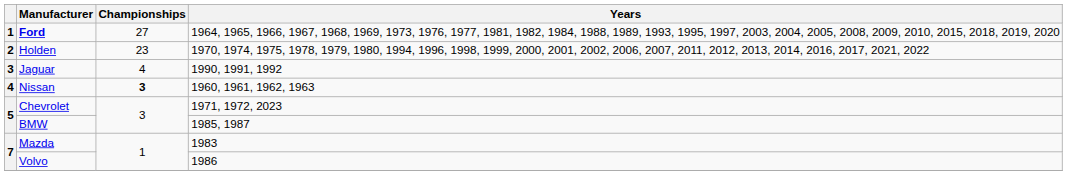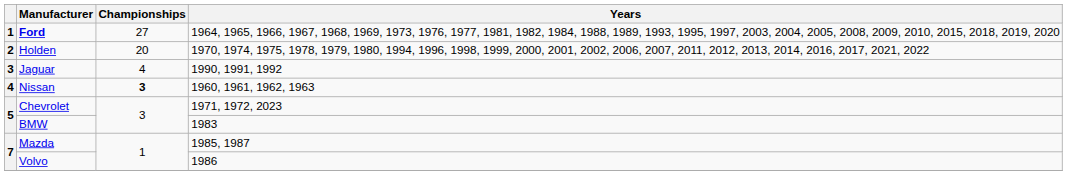(142, 51) 23 -> (142, 51) 20
(220, 125) 1985, 1987 -> (204, 125) 1983
(204, 143) 1983 -> (220, 143) 1985, 1987
